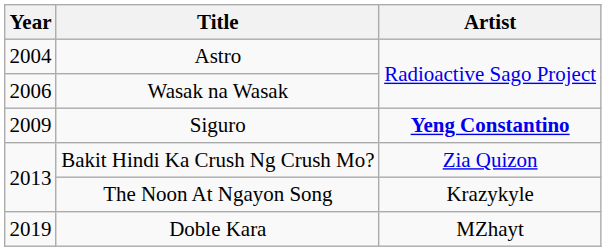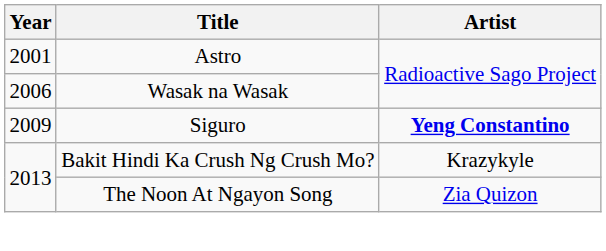(31, 56) 2004 -> (31, 56) 2001
(490, 160) Zia Quizon -> (490, 160) Krazykyle
(490, 194) Krazykyle -> (490, 194) Zia Quizon
- row: (218, 229)
